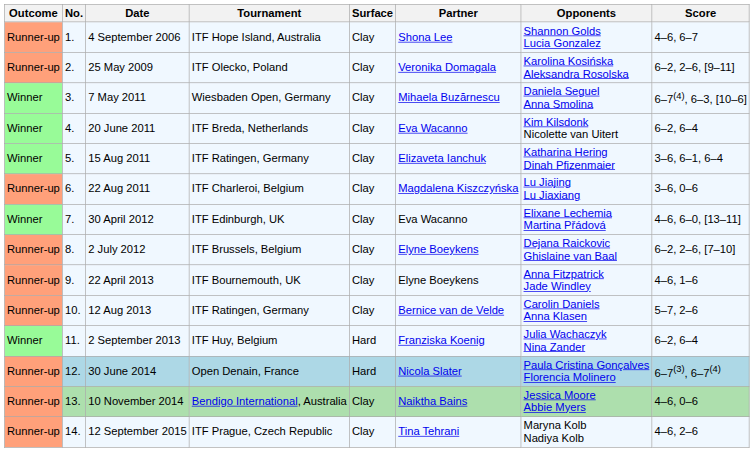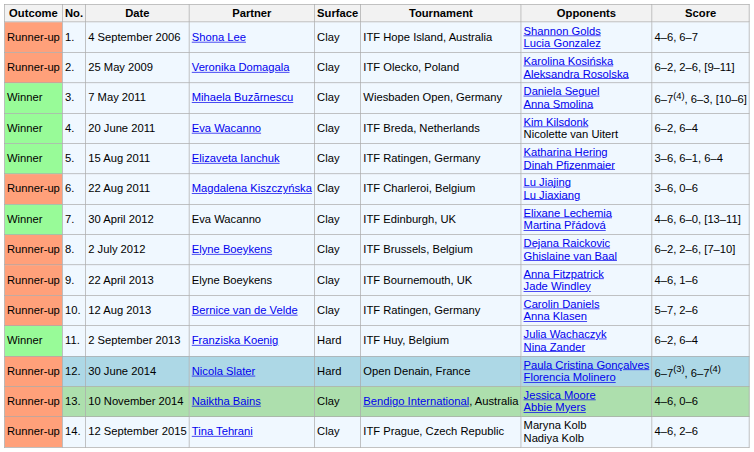columns swapped: (269, 13) <-> (458, 13)
